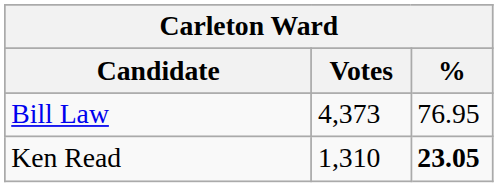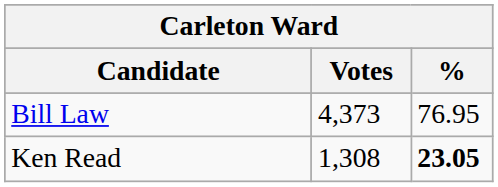(349, 158) 1,310 -> (349, 158) 1,308
